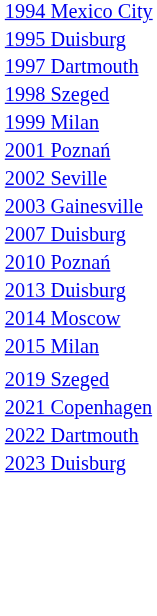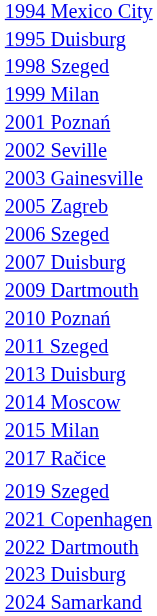- row: (72, 66)
+ row: (56, 206)
+ row: (57, 234)
+ row: (72, 290)
+ row: (57, 346)
+ row: (55, 458)
+ row: (73, 602)
